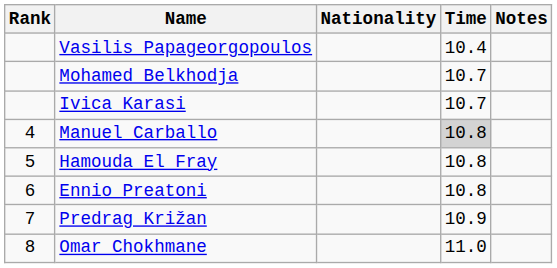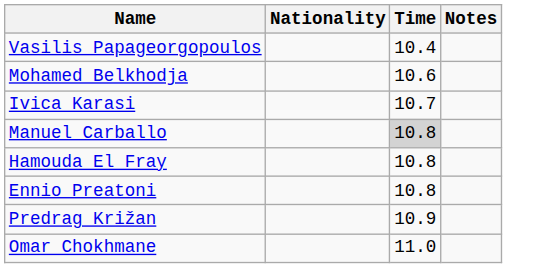- column: (30, 19)
(466, 76) 10.7 -> (415, 76) 10.6
